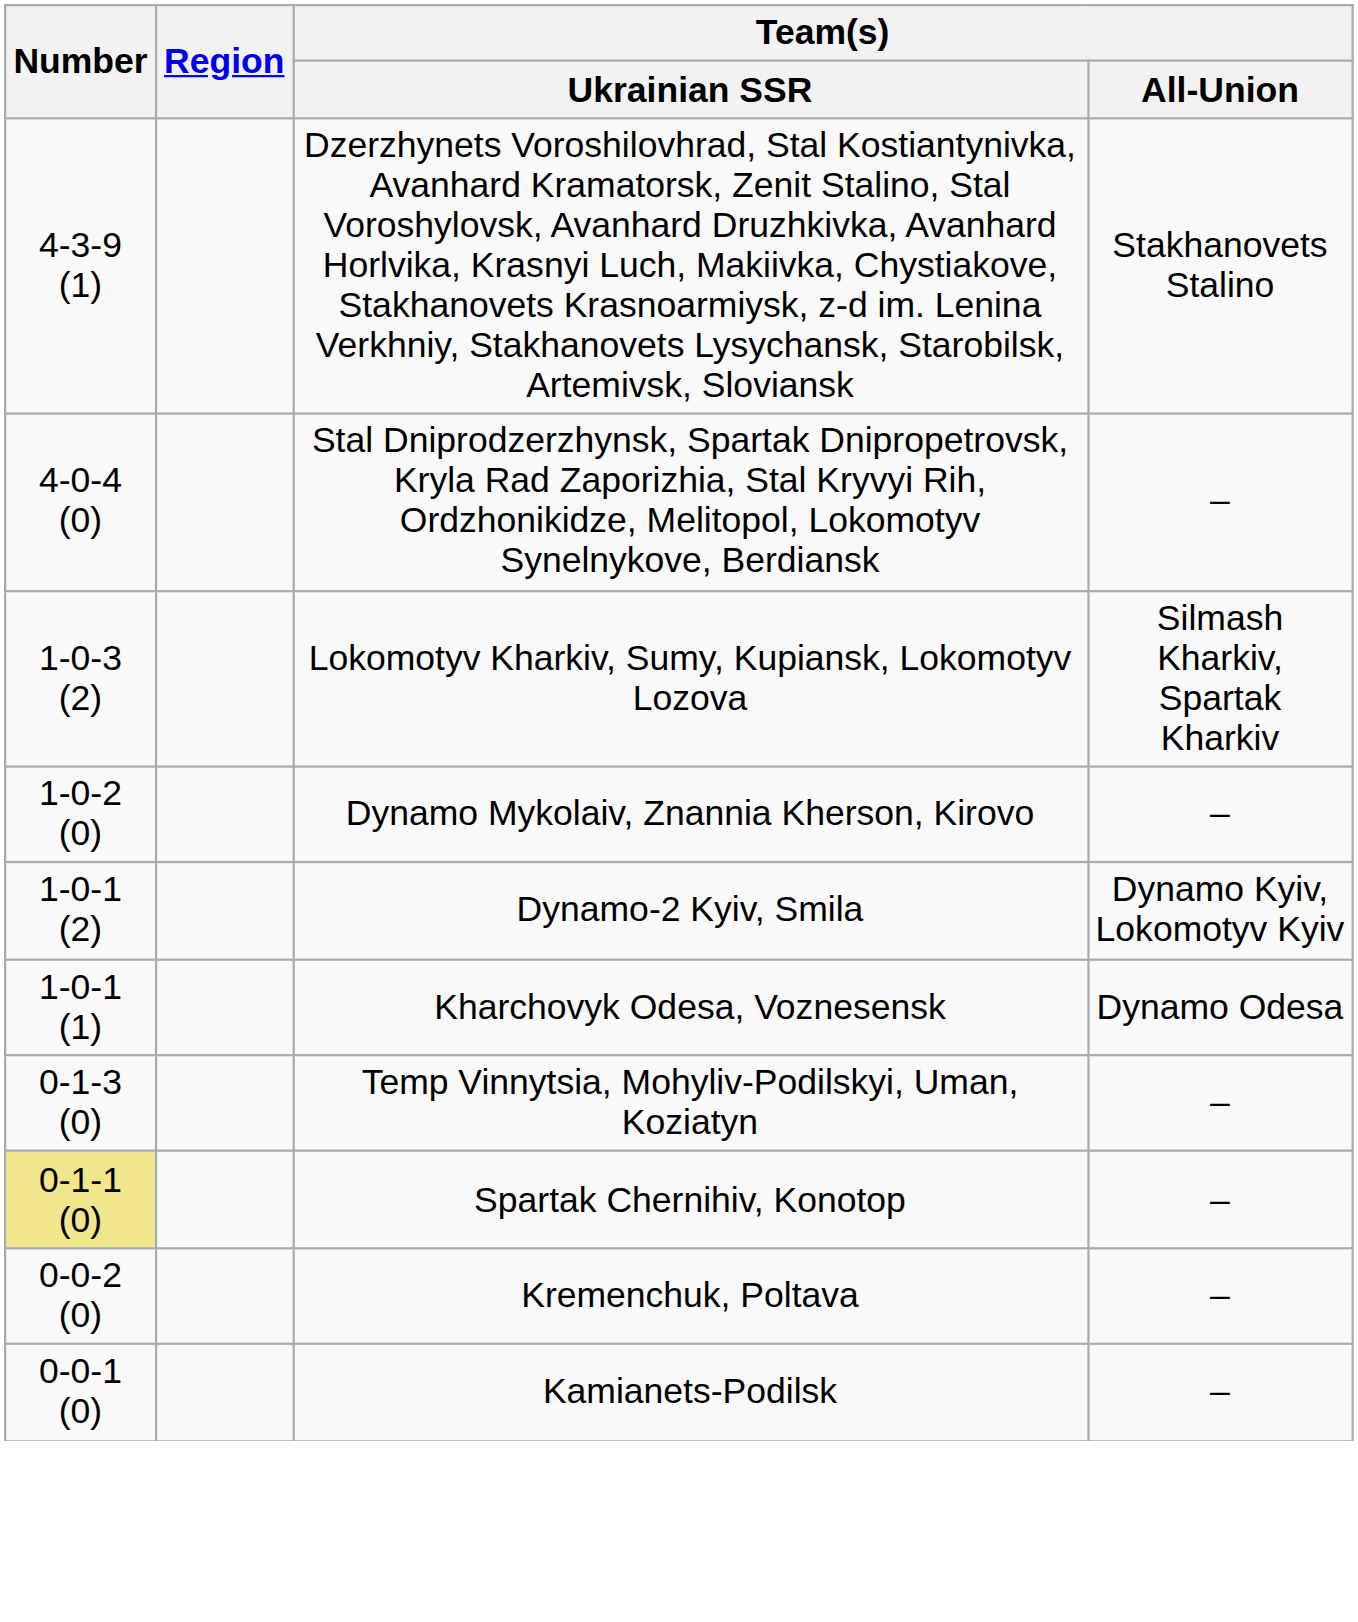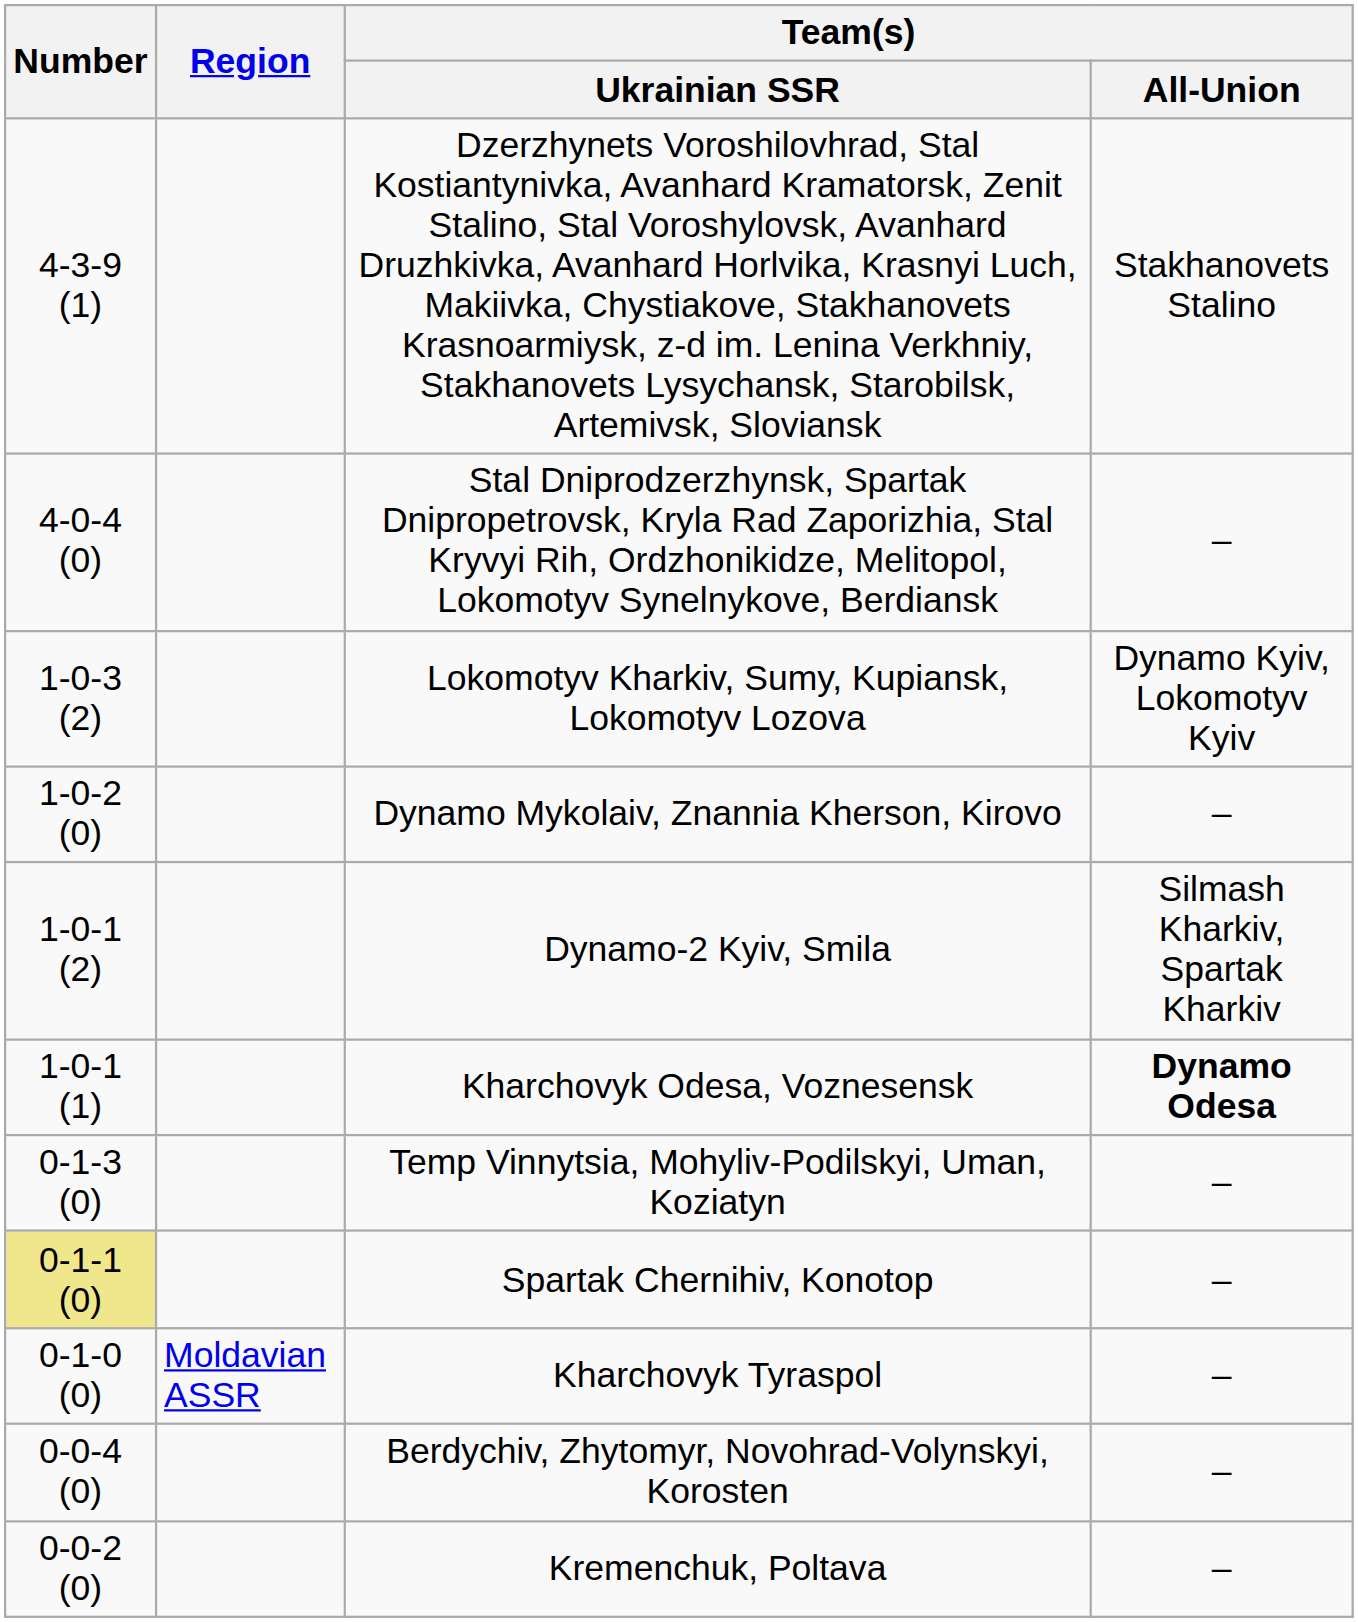(1220, 677) Silmash Kharkiv, Spartak Kharkiv -> (1222, 697) Dynamo Kyiv, Lokomotyv Kyiv
(1220, 910) Dynamo Kyiv, Lokomotyv Kyiv -> (1222, 950) Silmash Kharkiv, Spartak Kharkiv
(1220, 1006) normal -> (1222, 1086) bold
+ row: (718, 1375)
+ row: (718, 1471)
- row: (690, 1391)
